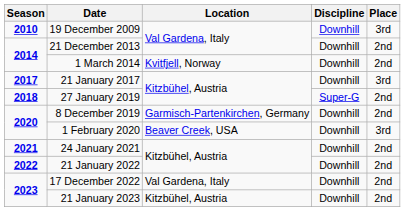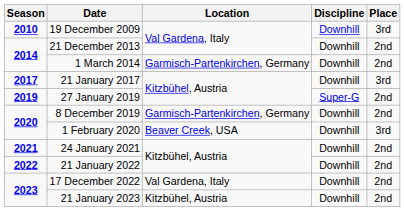(183, 63) Kvitfjell, Norway -> (227, 63) Garmisch-Partenkirchen, Germany
(26, 97) 2018 -> (26, 97) 2019
